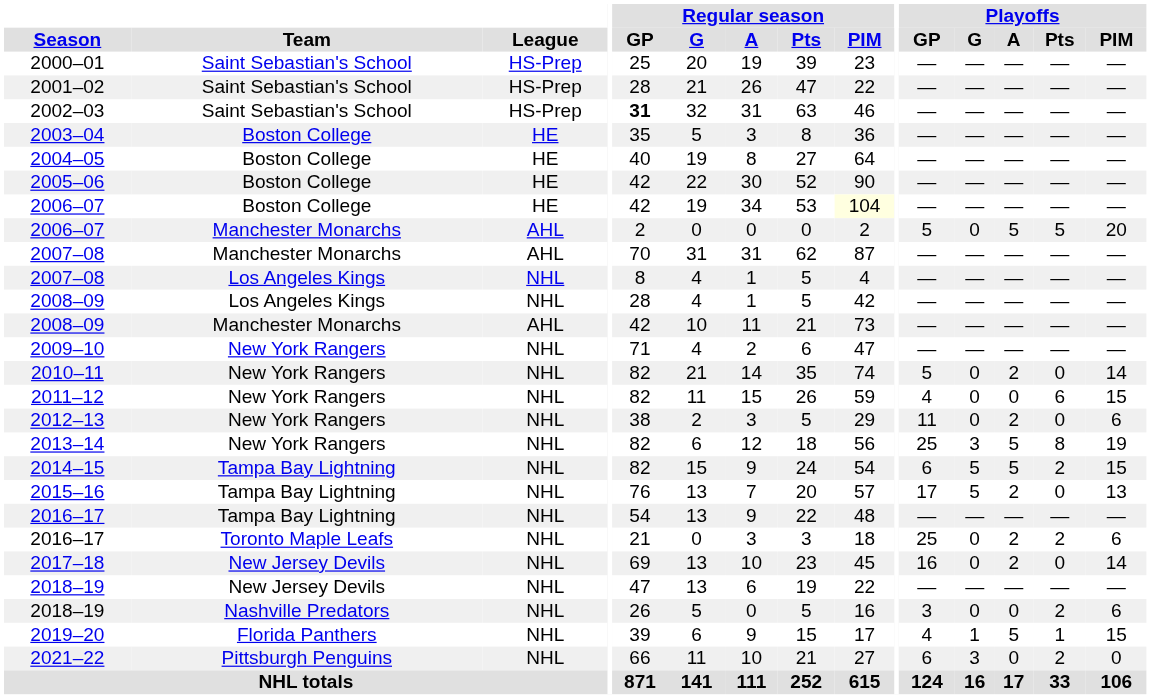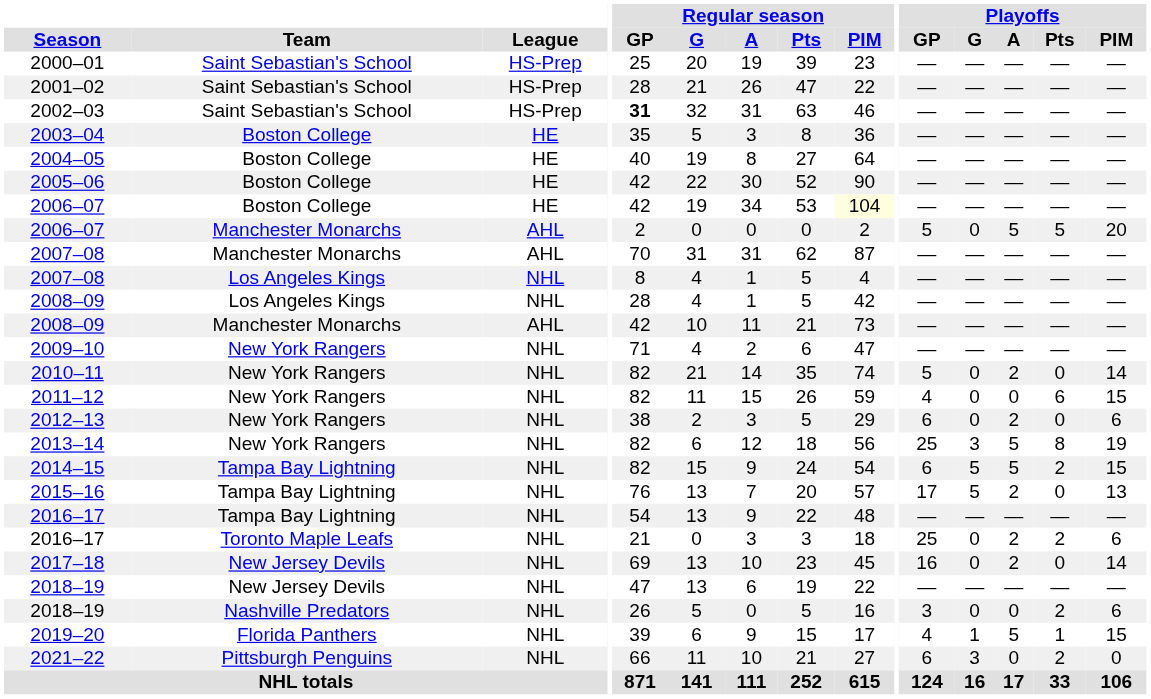(927, 420) 11 -> (927, 420) 6
